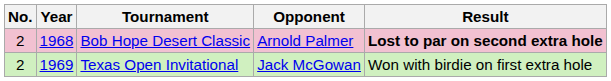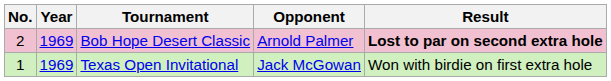(56, 41) 1968 -> (56, 41) 1969
(20, 65) 2 -> (20, 65) 1
